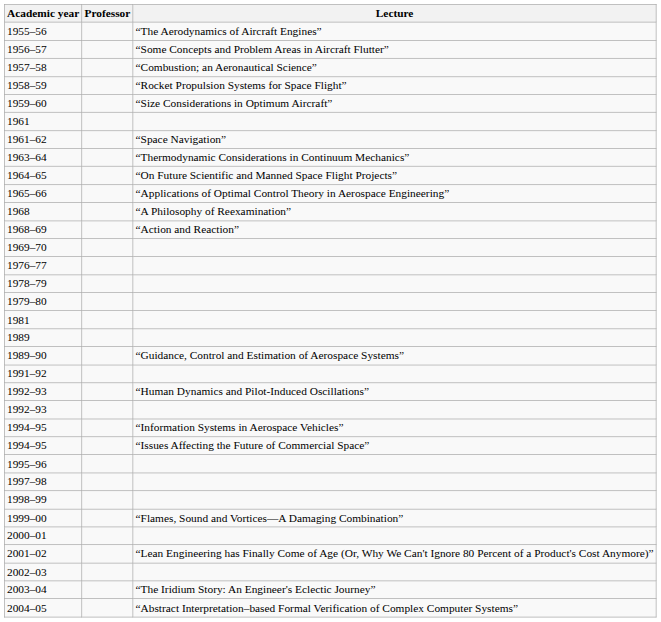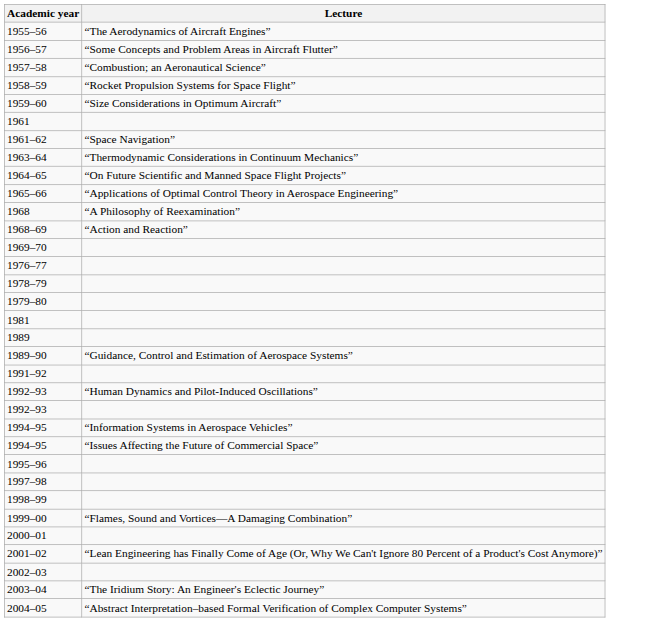- column: (107, 13)
